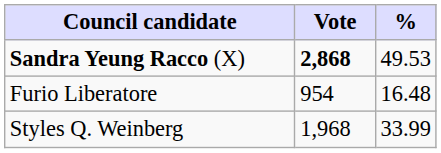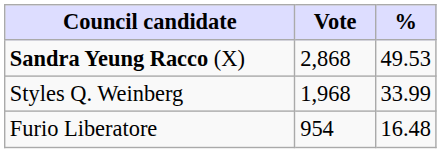(325, 57) bold -> (325, 57) normal
rows swapped: (97, 128) <-> (84, 93)
